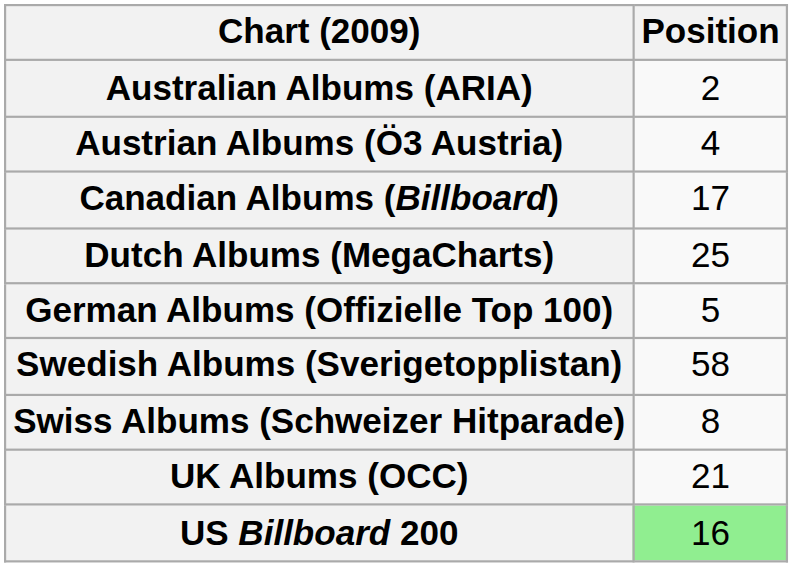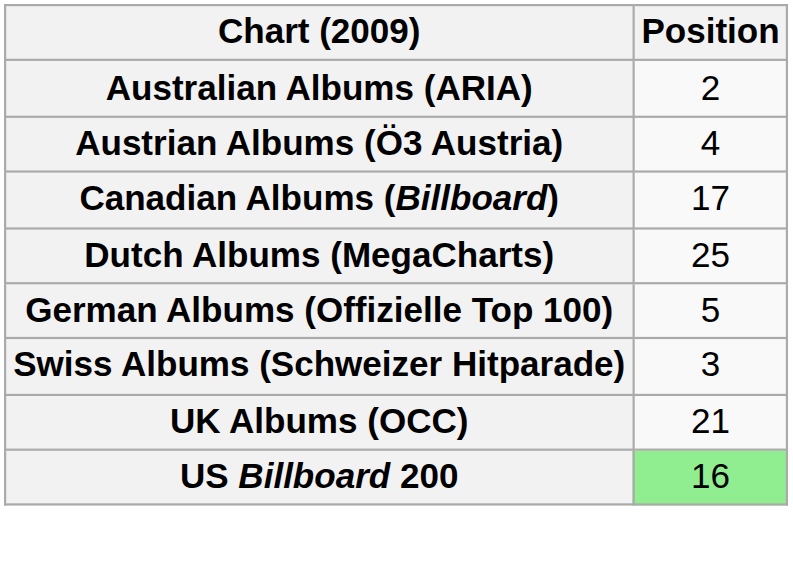- row: (319, 365)
(710, 421) 8 -> (710, 365) 3
